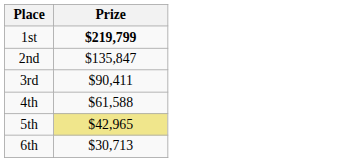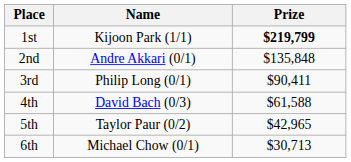+ column: (143, 15)
(111, 59) $135,847 -> (289, 59) $135,848
(111, 124) khaki background -> (289, 124) no background
